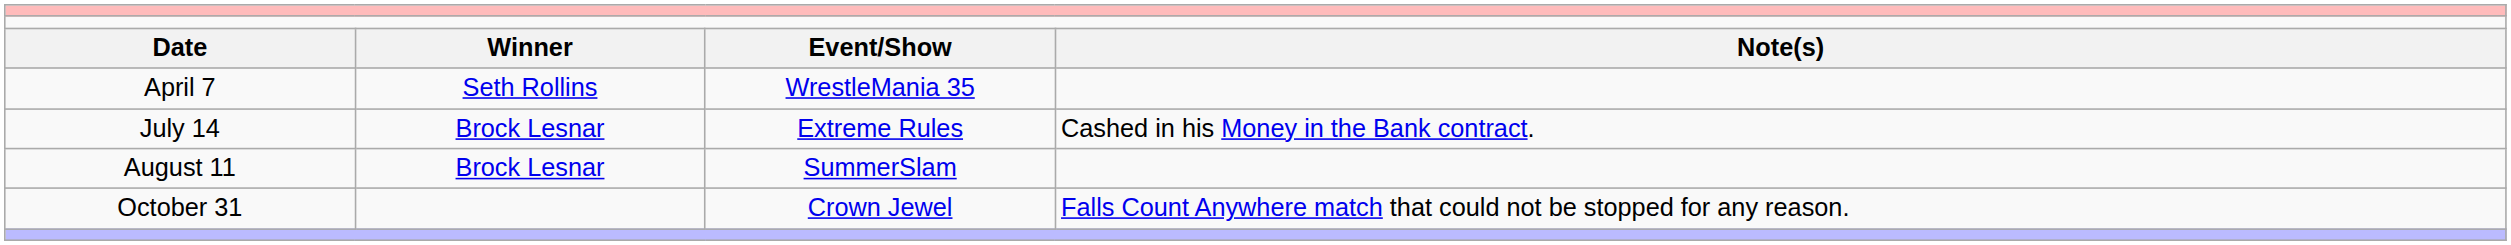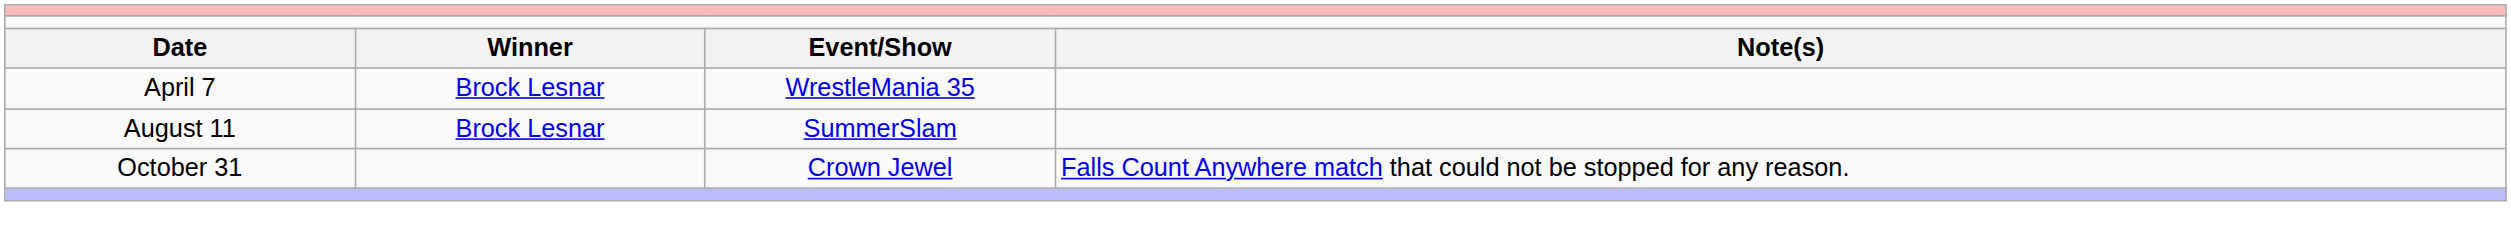(530, 87) Seth Rollins -> (530, 87) Brock Lesnar
- row: (180, 128)
